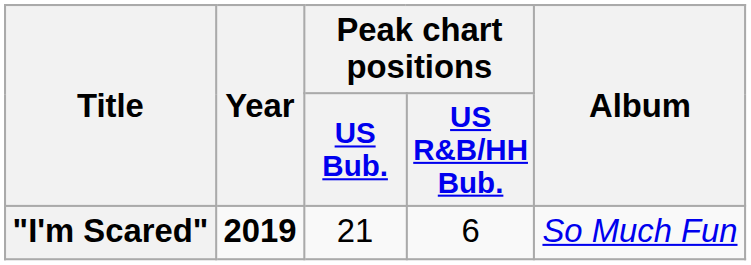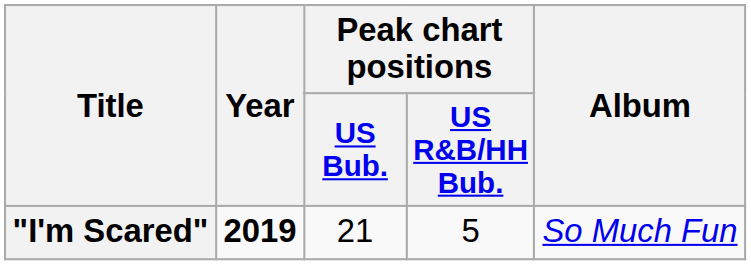(471, 231) 6 -> (471, 231) 5
